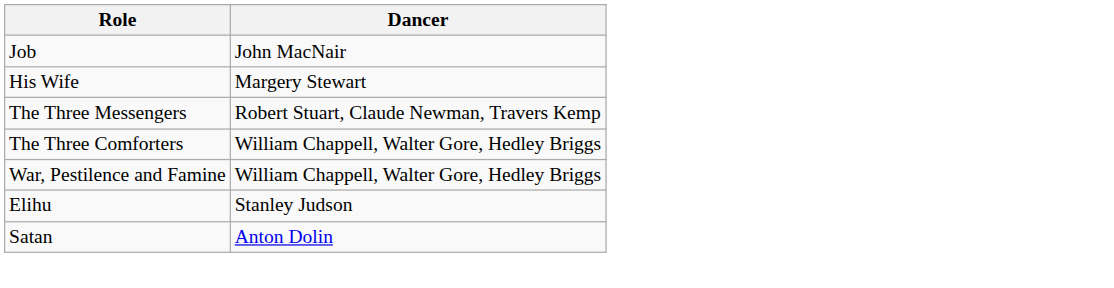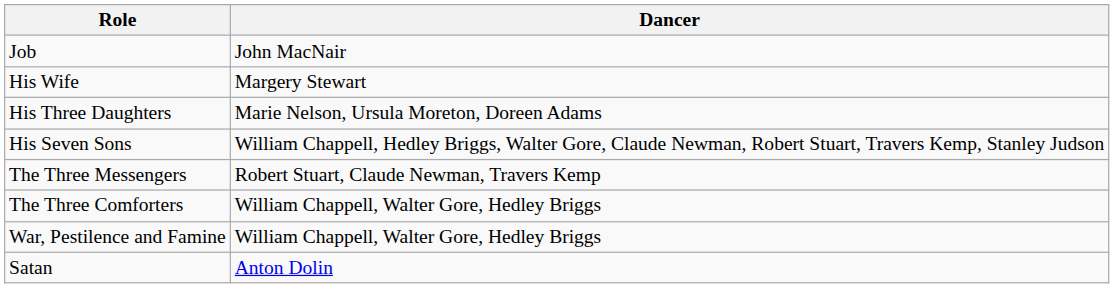+ row: (90, 112)
+ row: (70, 143)
- row: (30, 205)
